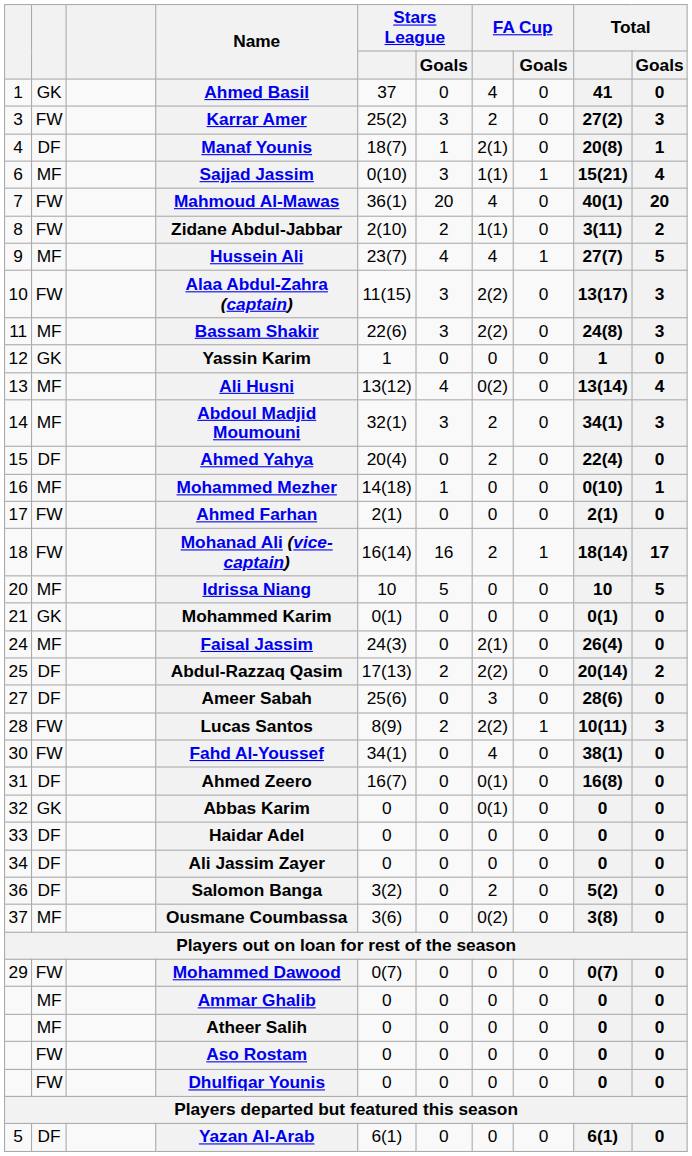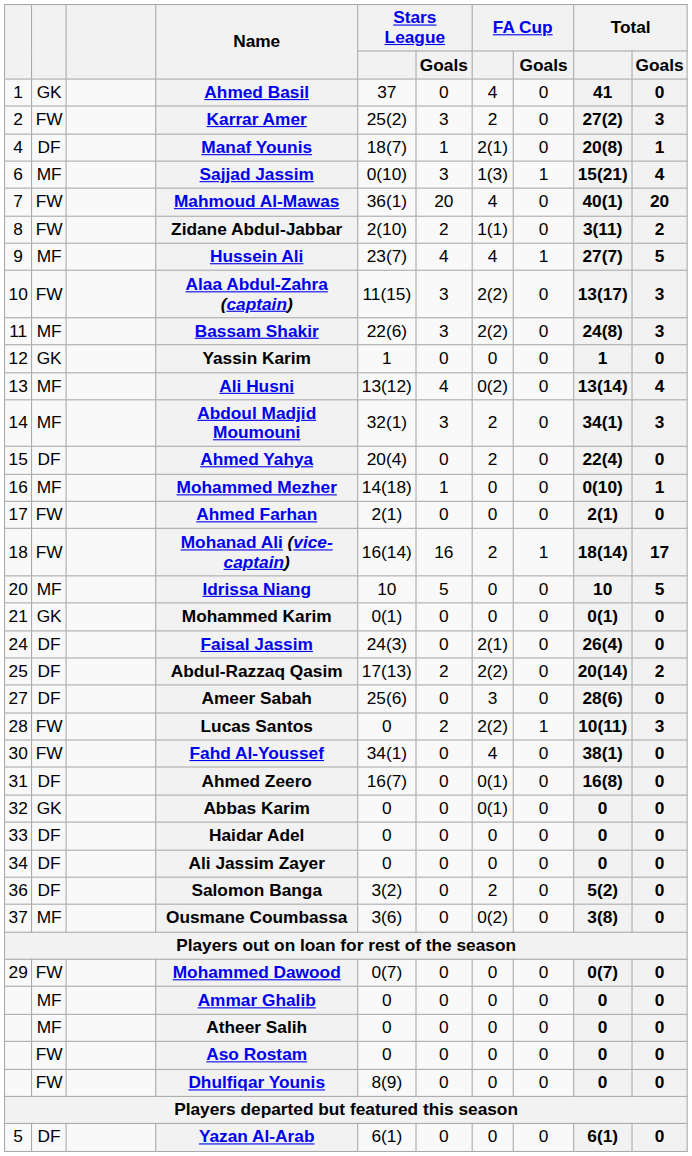(18, 119) 3 -> (18, 119) 2
(493, 174) 1(1) -> (493, 174) 1(3)
(49, 644) MF -> (49, 644) DF
(387, 726) 8(9) -> (387, 726) 0
(387, 1082) 0 -> (387, 1082) 8(9)
